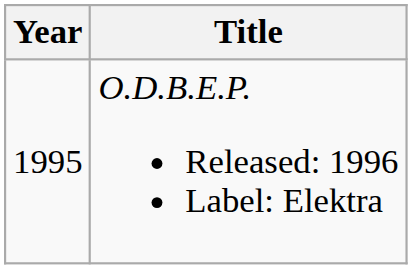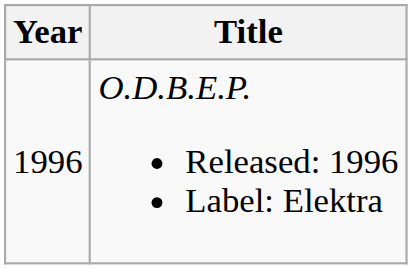(48, 160) 1995 -> (48, 160) 1996
